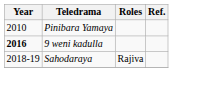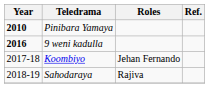(17, 28) normal -> (17, 28) bold
+ row: (65, 59)
